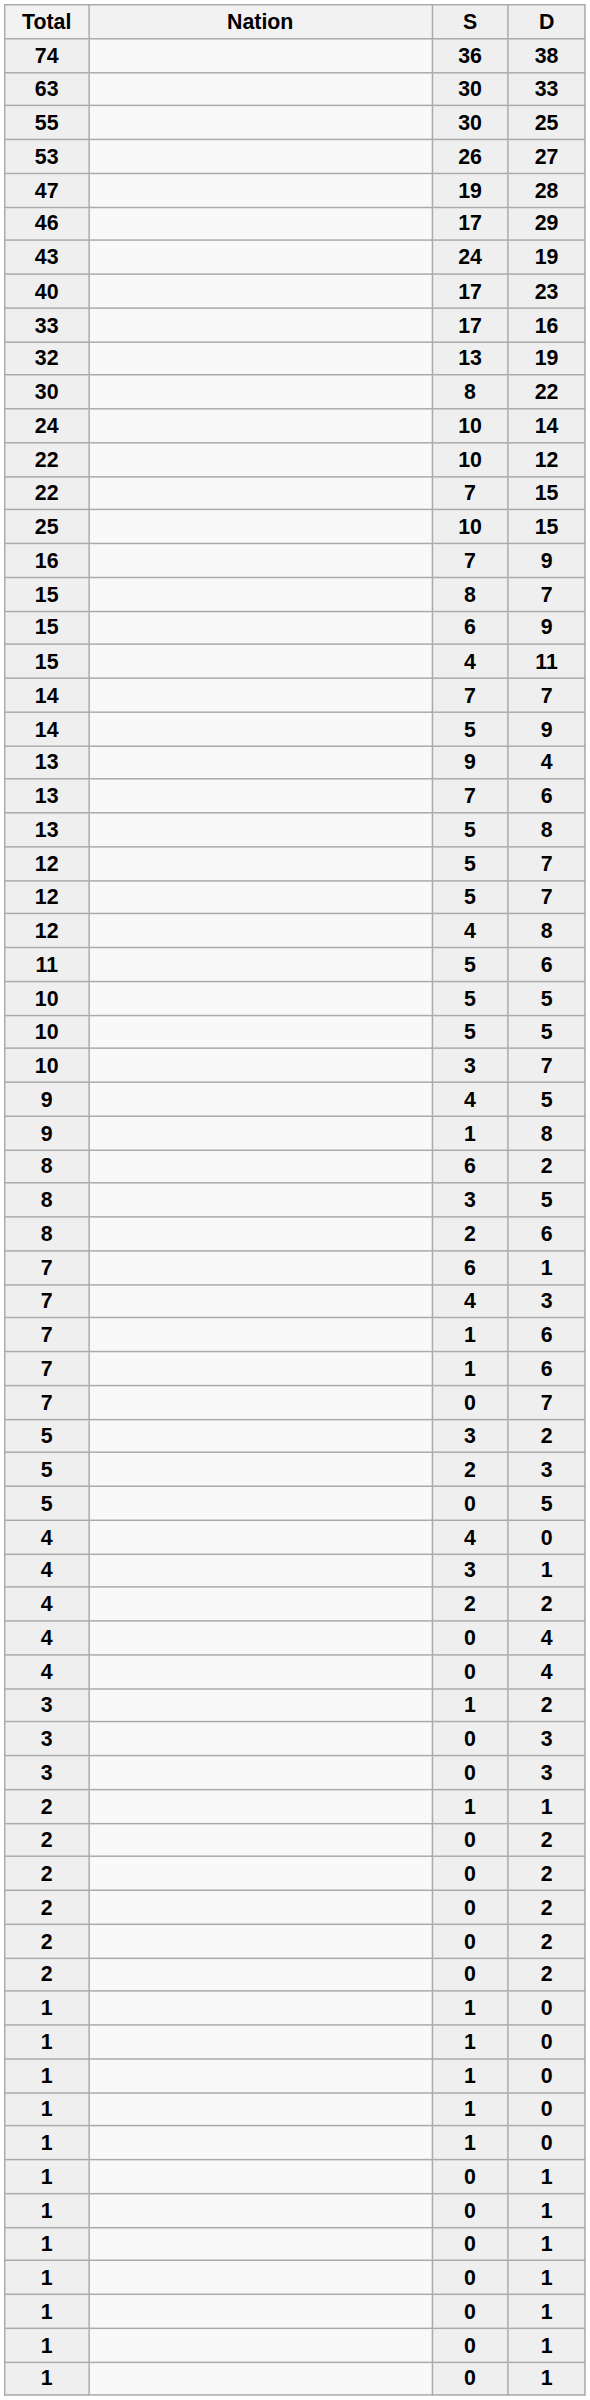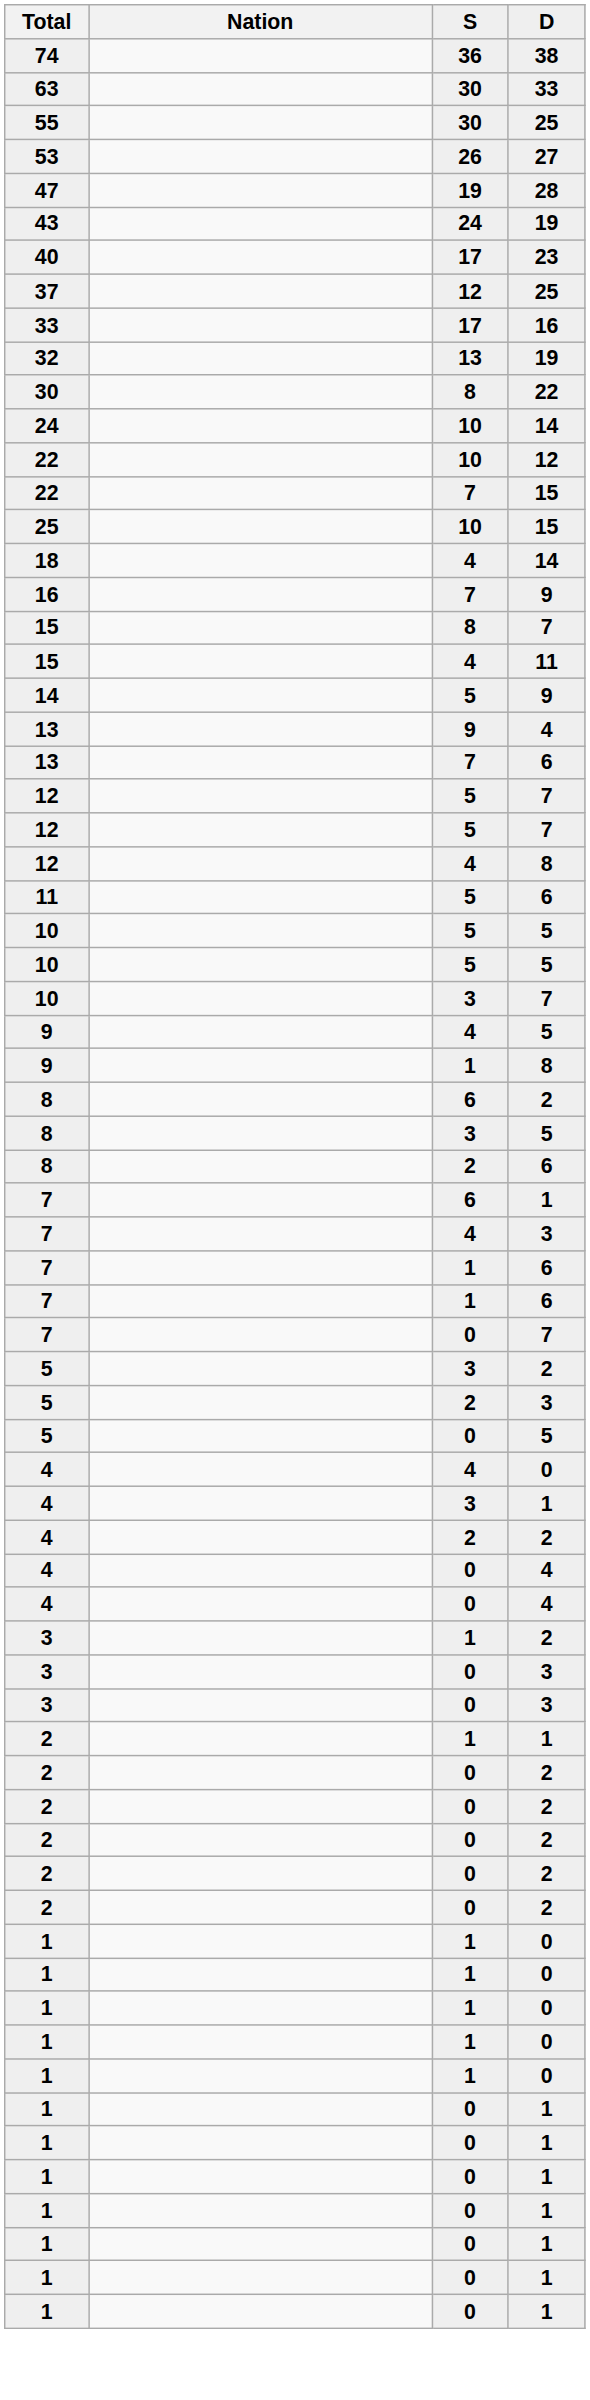- row: (47, 224)
+ row: (47, 291)
+ row: (47, 561)
- row: (47, 628)
- row: (47, 695)
- row: (47, 830)
